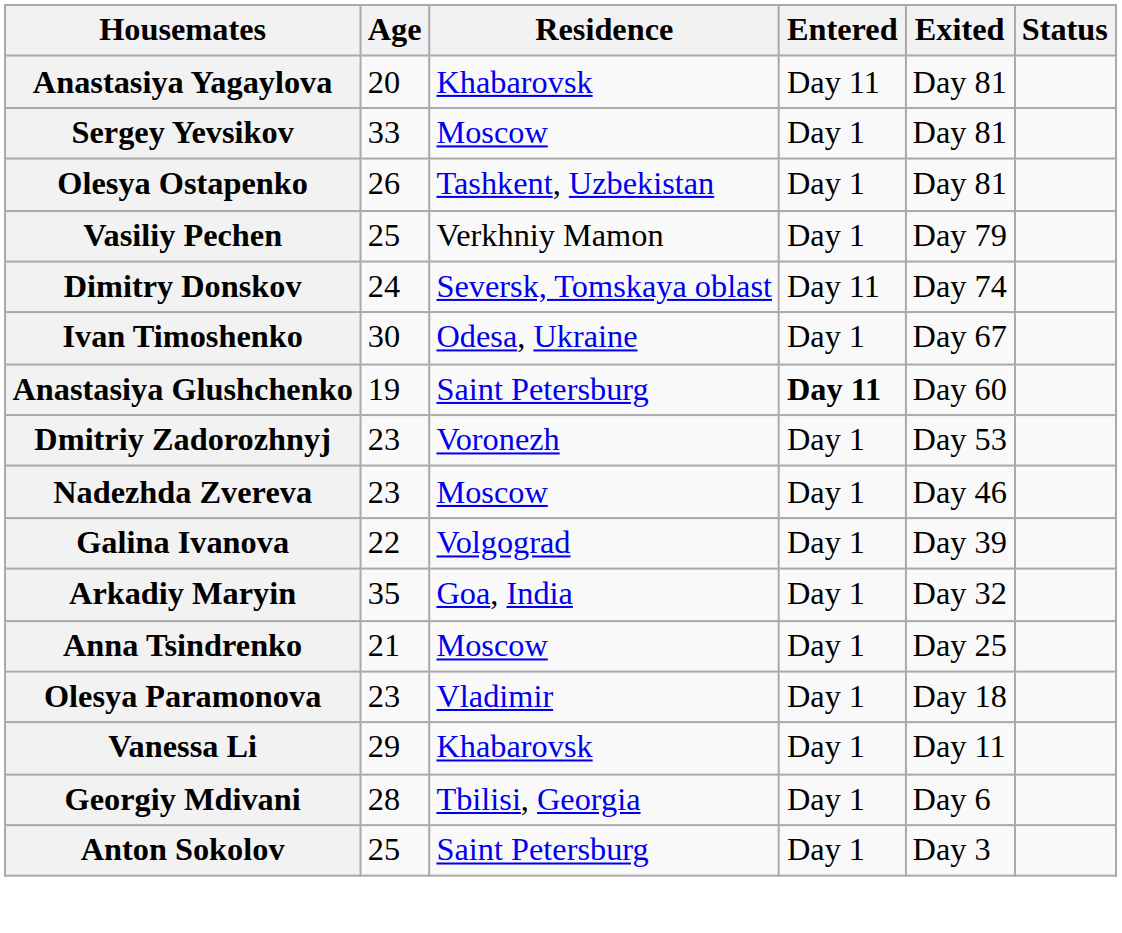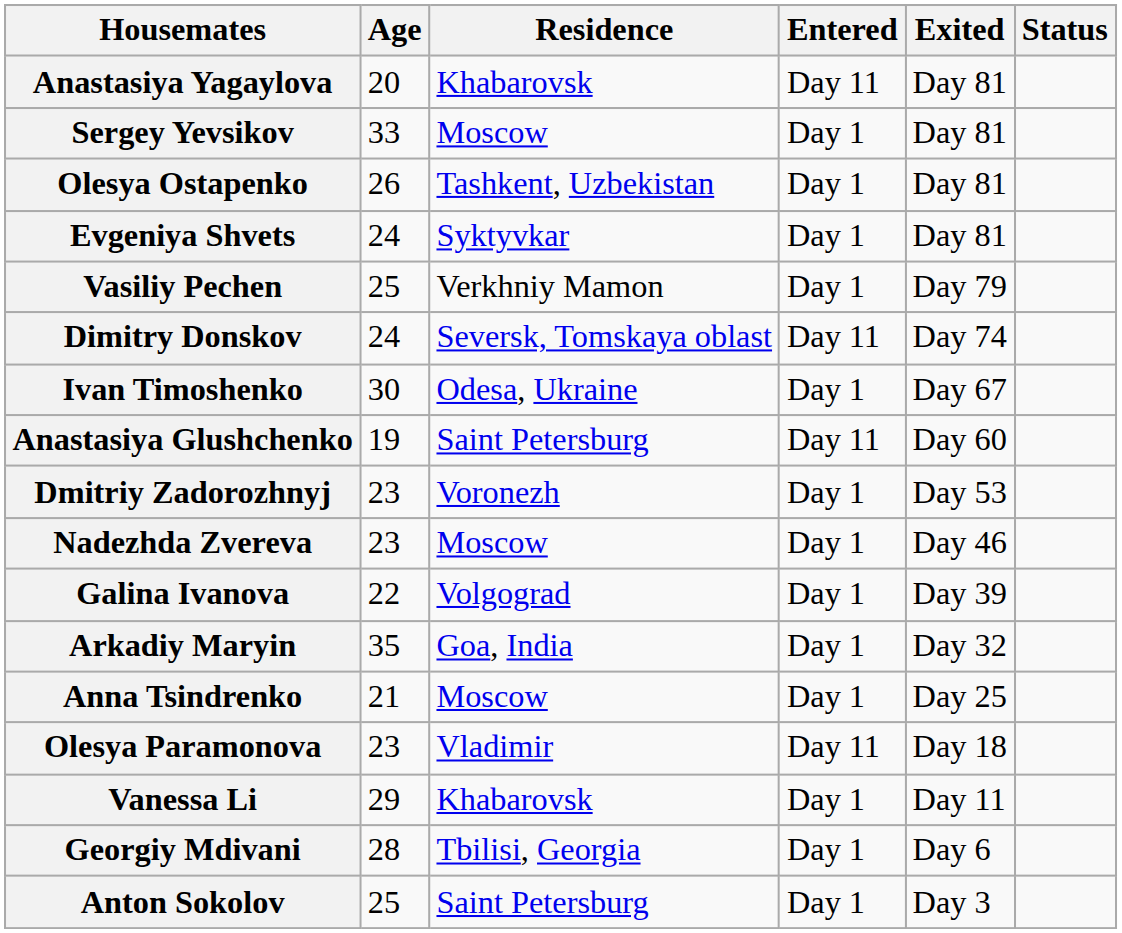+ row: (183, 235)
(834, 388) bold -> (833, 440) normal
(826, 696) Day 1 -> (833, 747) Day 11
